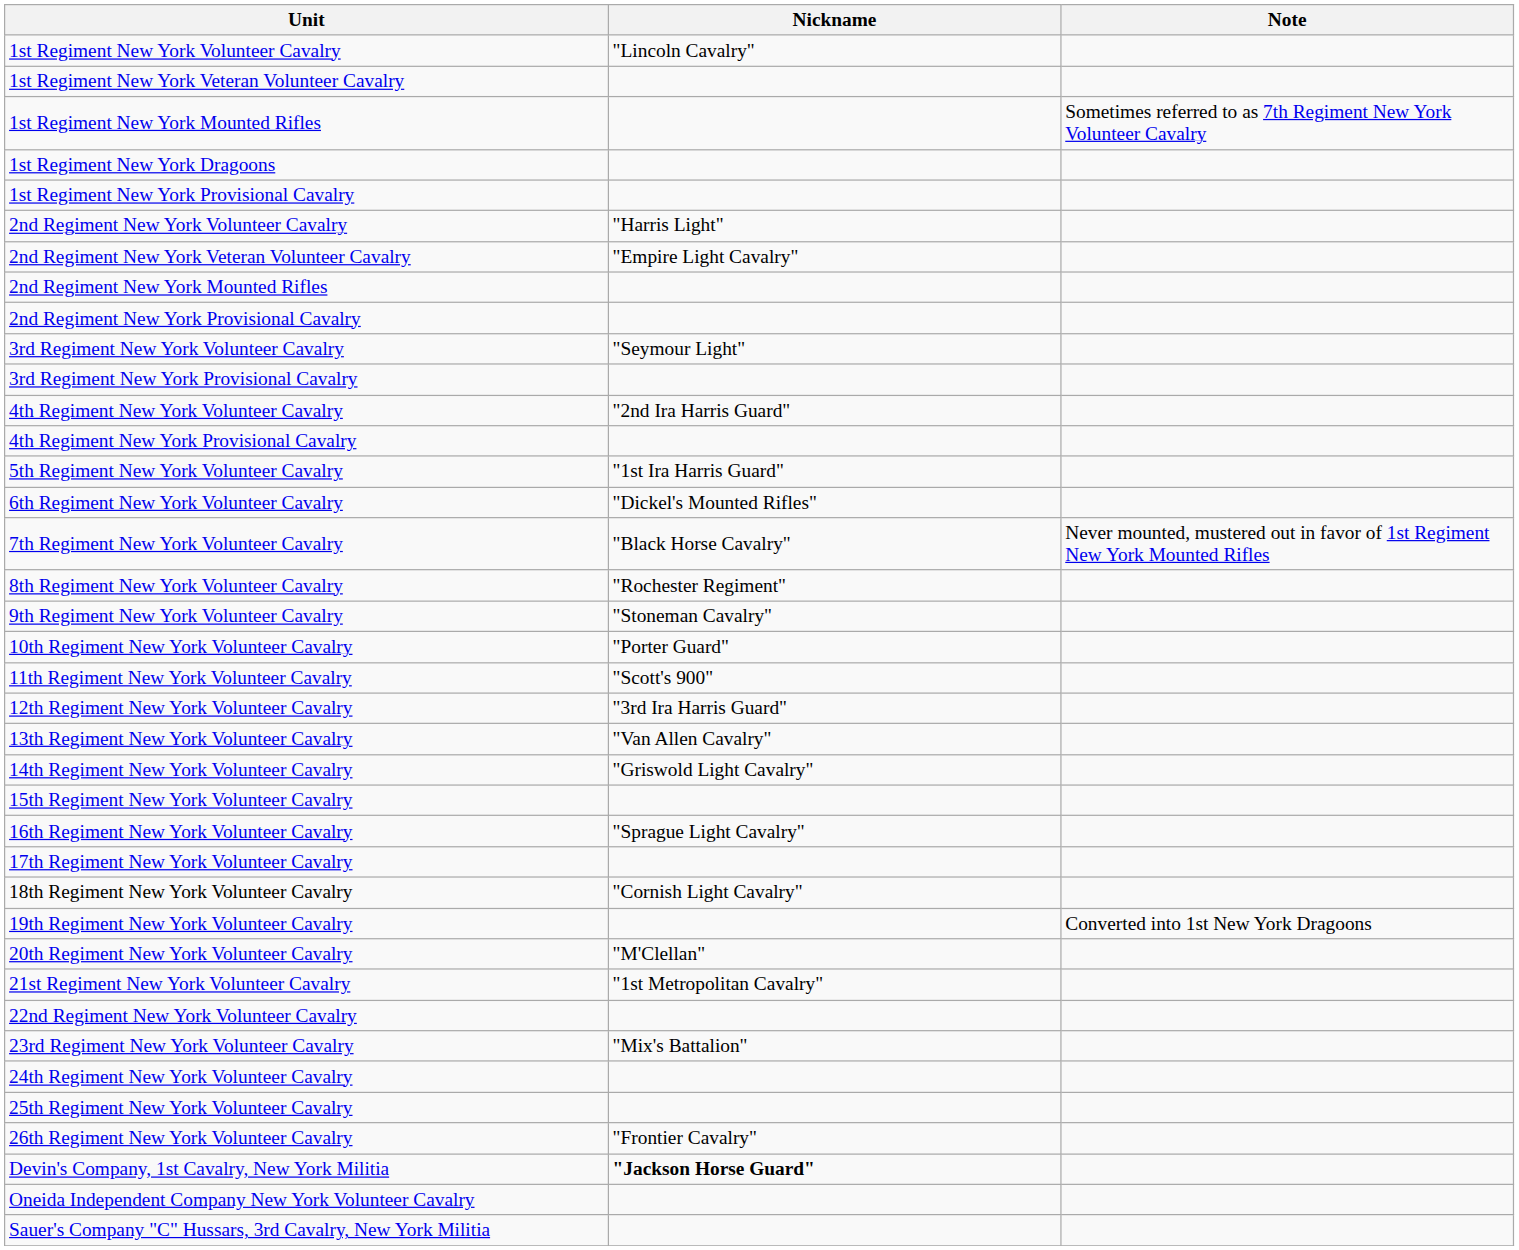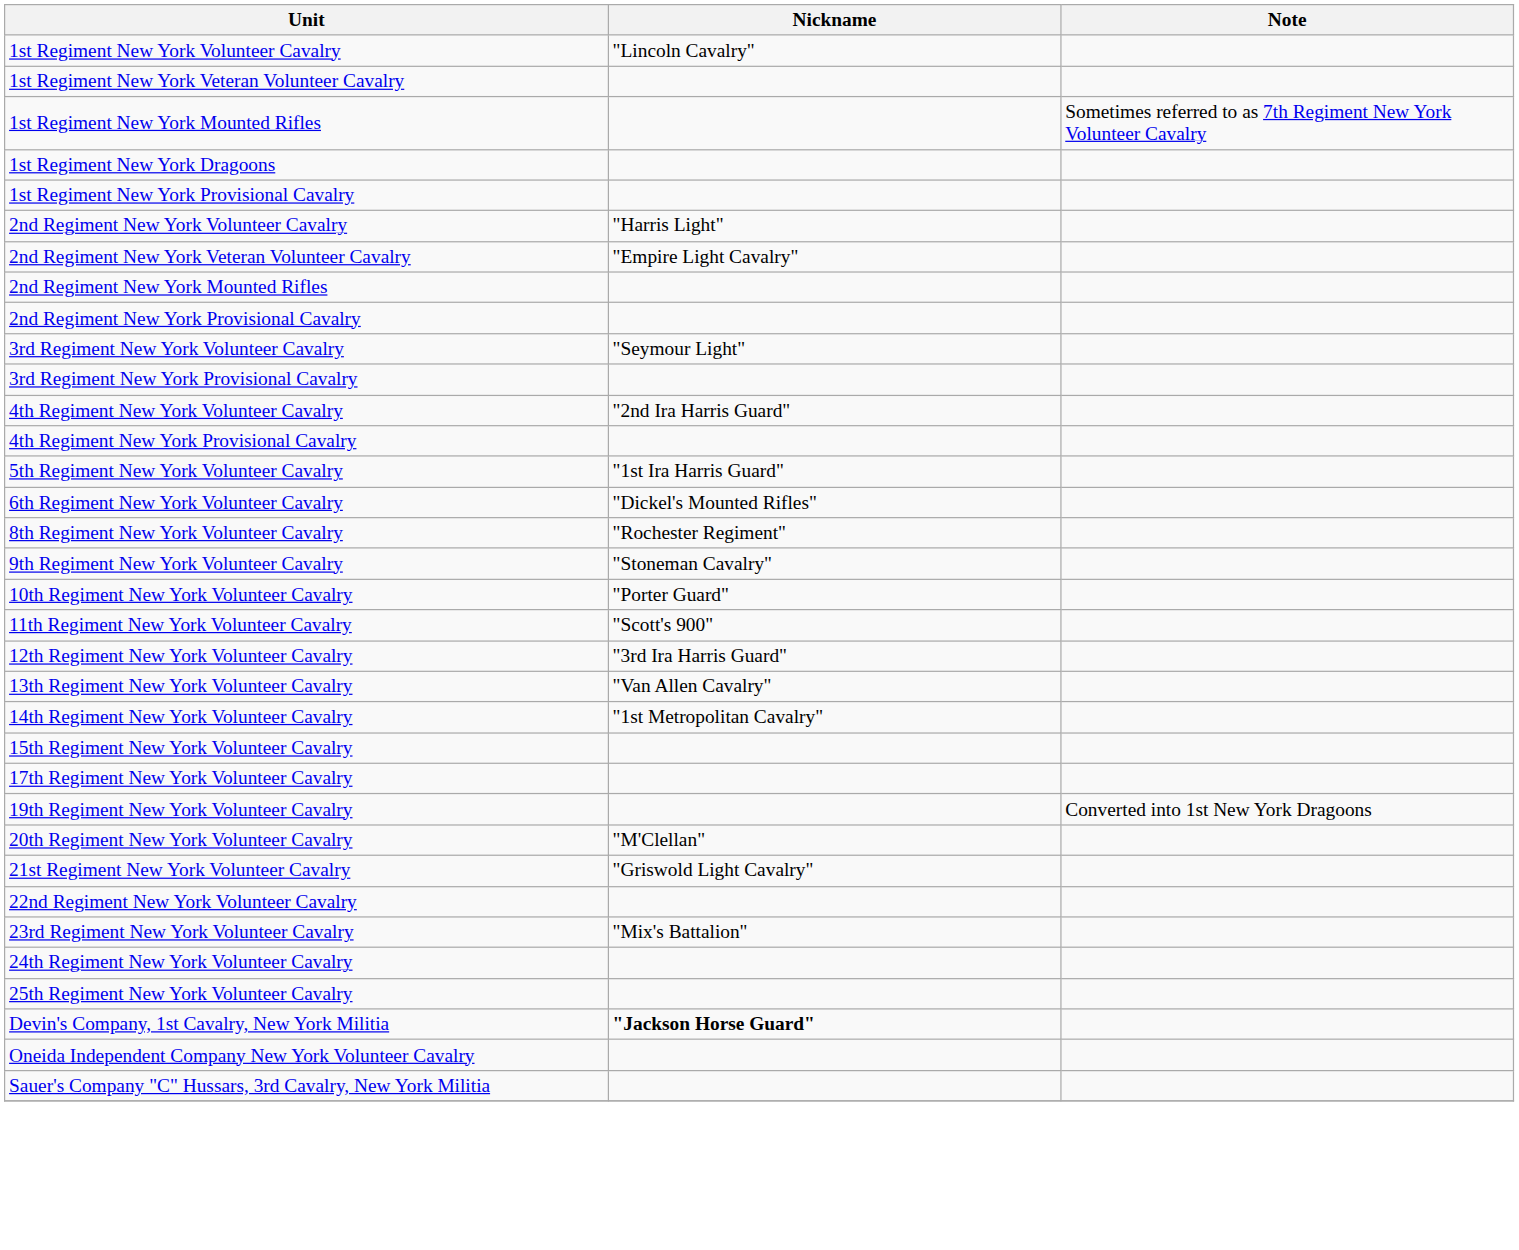- row: (176, 543)
(713, 769) "Griswold Light Cavalry" -> (718, 717) "1st Metropolitan Cavalry"
- row: (181, 831)
- row: (181, 892)
(718, 984) "1st Metropolitan Cavalry" -> (713, 870) "Griswold Light Cavalry"
- row: (181, 1138)
